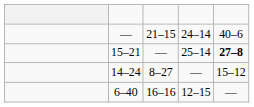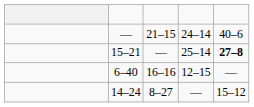rows swapped: (126, 73) <-> (126, 92)
